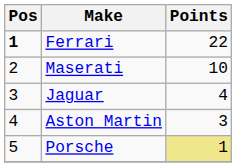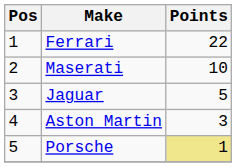(13, 44) bold -> (13, 44) normal
(223, 96) 4 -> (223, 96) 5
